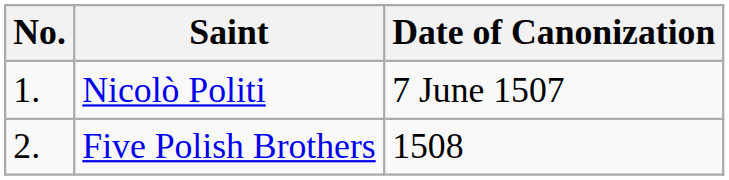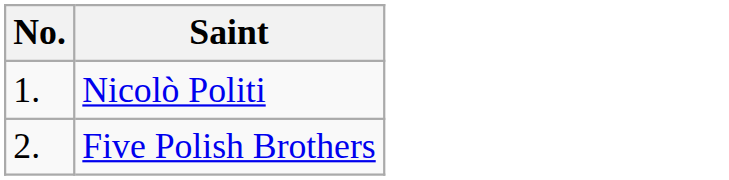- column: (554, 32)
